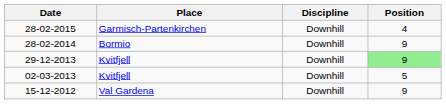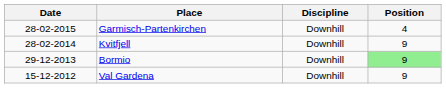(115, 44) Bormio -> (115, 44) Kvitfjell
(115, 60) Kvitfjell -> (115, 60) Bormio
- row: (50, 75)
